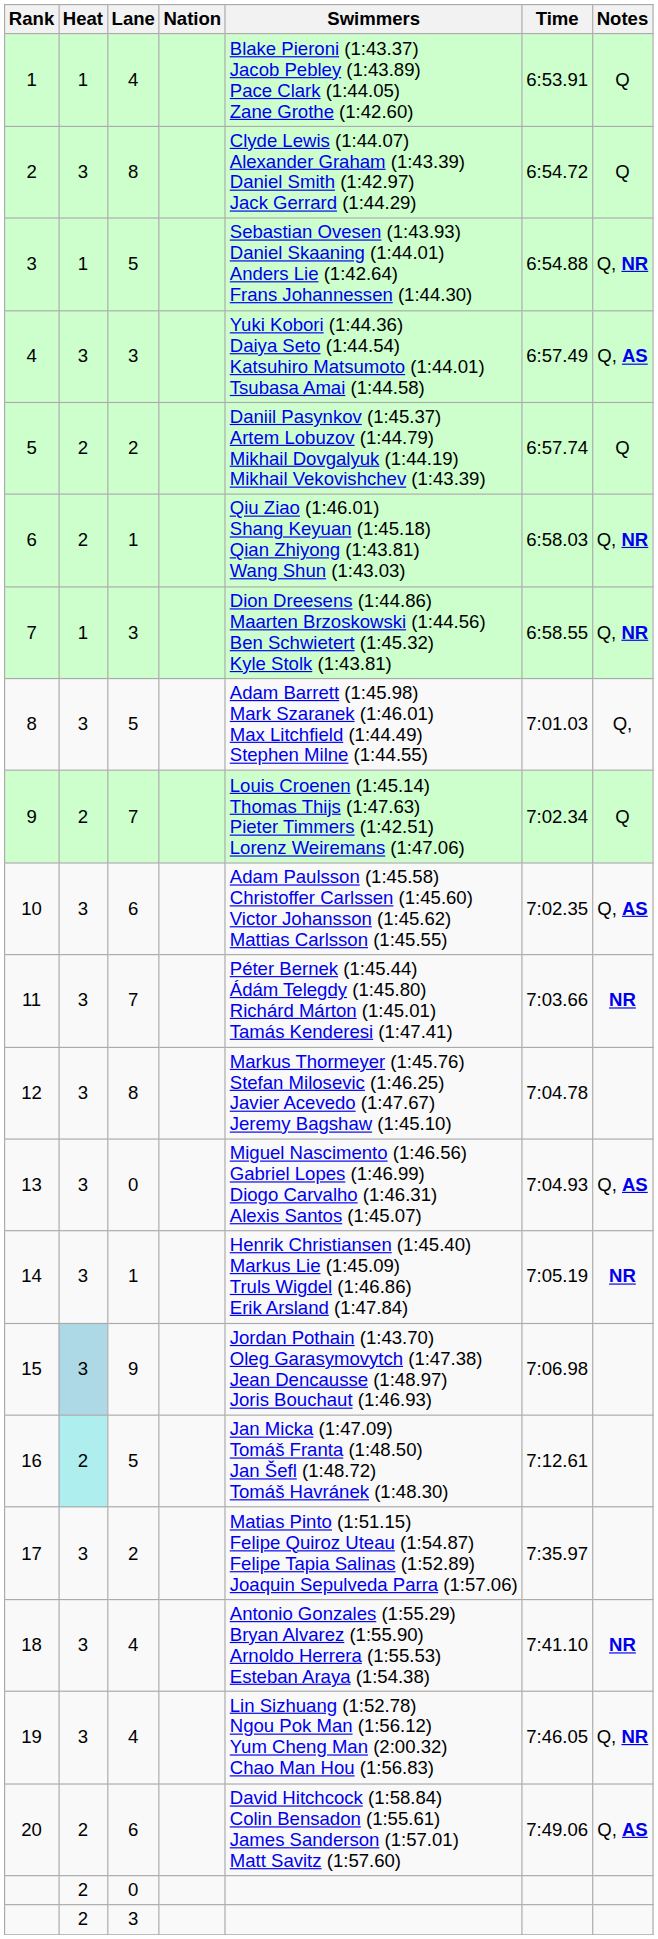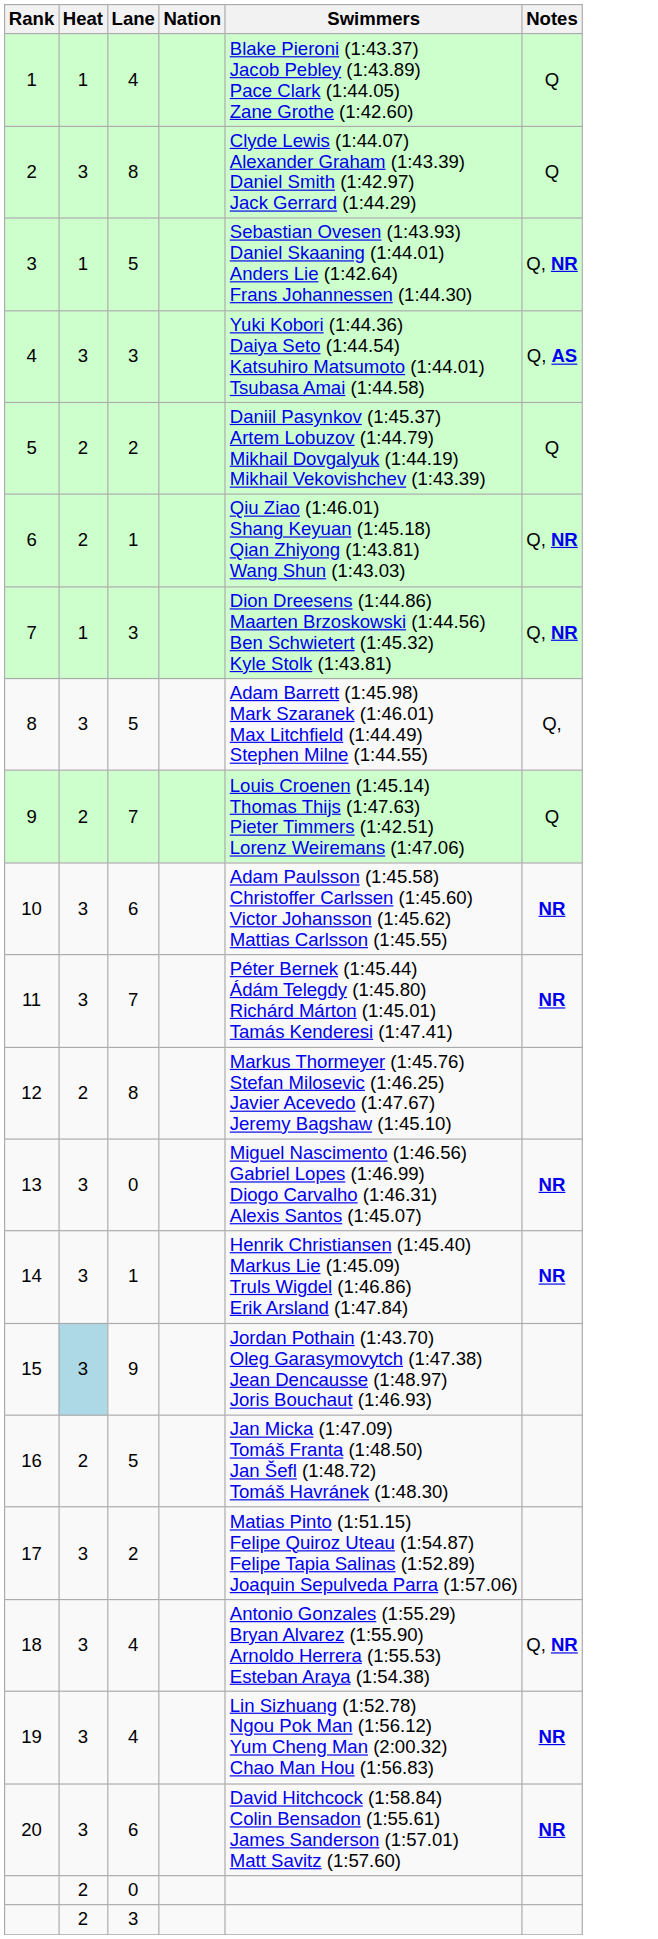- column: (557, 19)
(622, 908) Q, AS -> (552, 908) NR
(83, 1092) 3 -> (83, 1092) 2
(622, 1184) Q, AS -> (552, 1184) NR
(83, 1461) paleturquoise background -> (83, 1461) no background
(622, 1645) NR -> (552, 1645) Q, NR
(622, 1737) Q, NR -> (552, 1737) NR
(83, 1829) 2 -> (83, 1829) 3
(622, 1829) Q, AS -> (552, 1829) NR
